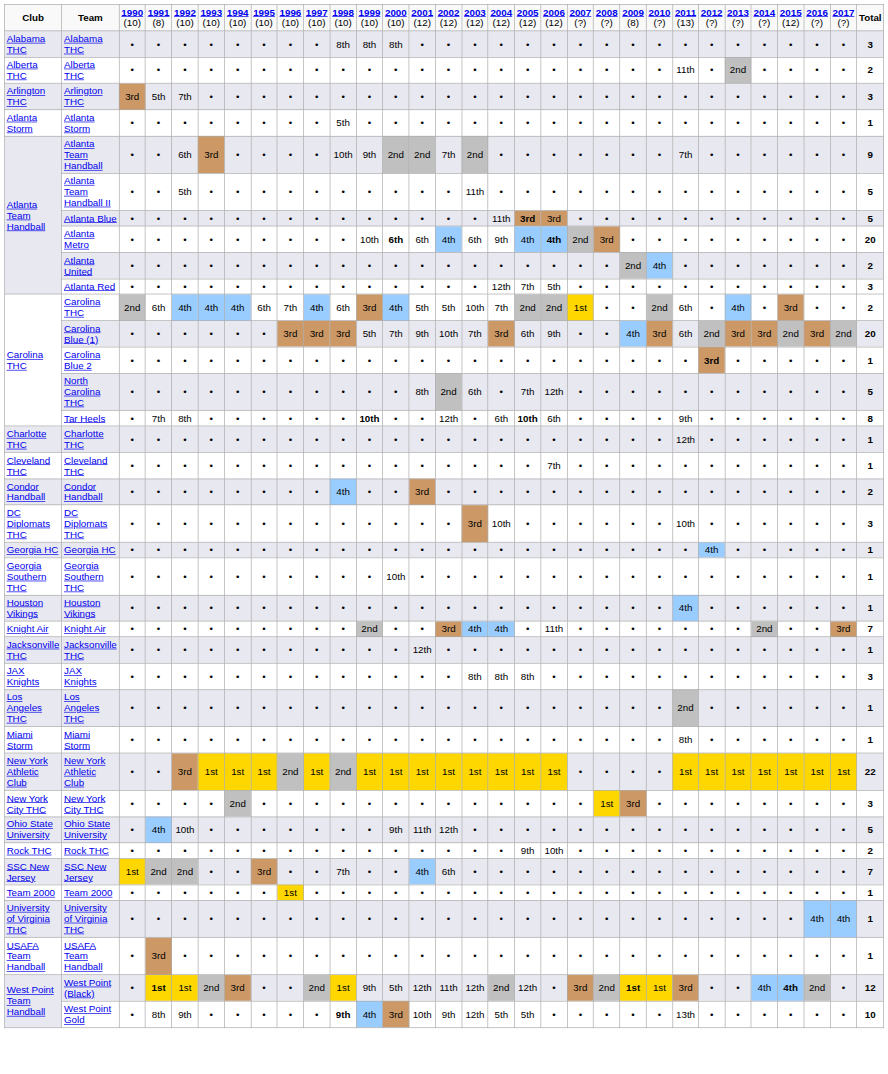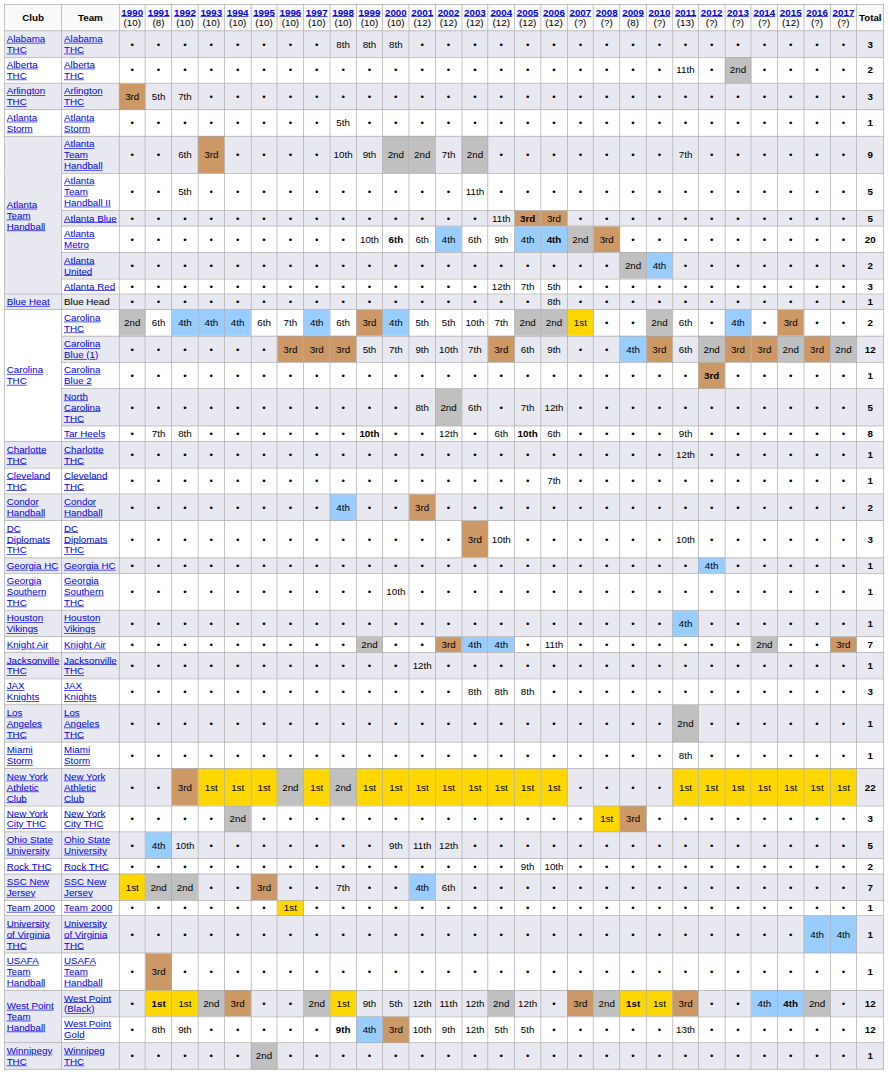+ row: (87, 302)
(870, 334) 20 -> (870, 350) 12
(870, 1015) 10 -> (870, 1030) 12
+ row: (84, 1056)
